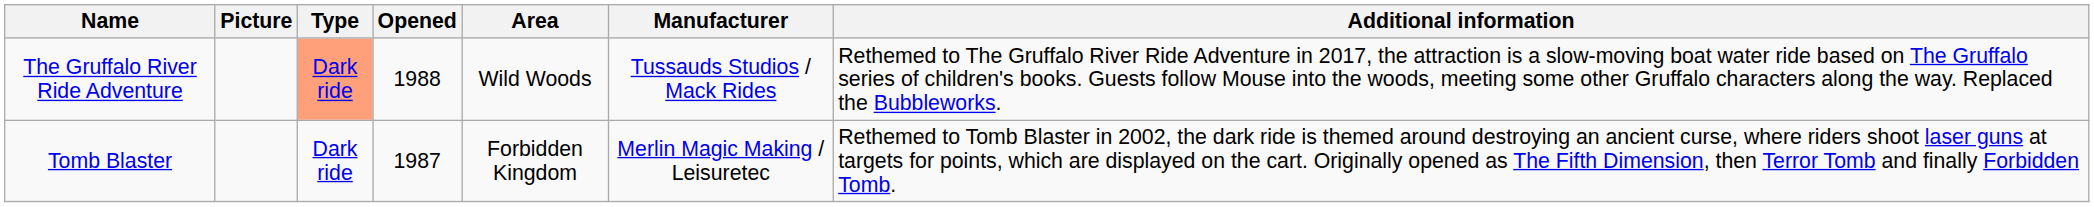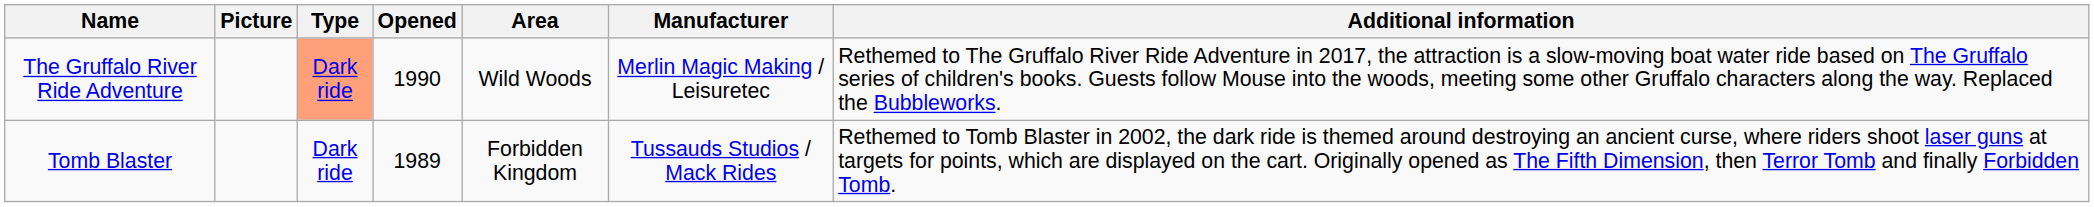(417, 79) 1988 -> (417, 79) 1990
(721, 79) Tussauds Studios / Mack Rides -> (721, 79) Merlin Magic Making / Leisuretec
(417, 160) 1987 -> (417, 160) 1989
(721, 160) Merlin Magic Making / Leisuretec -> (721, 160) Tussauds Studios / Mack Rides
